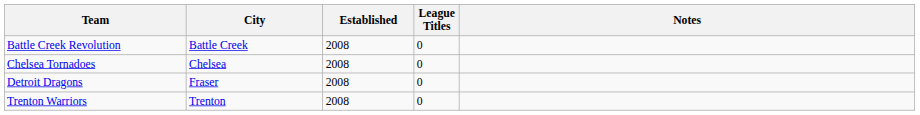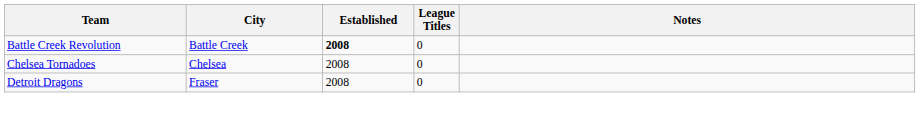(337, 45) normal -> (337, 45) bold
- row: (47, 100)
